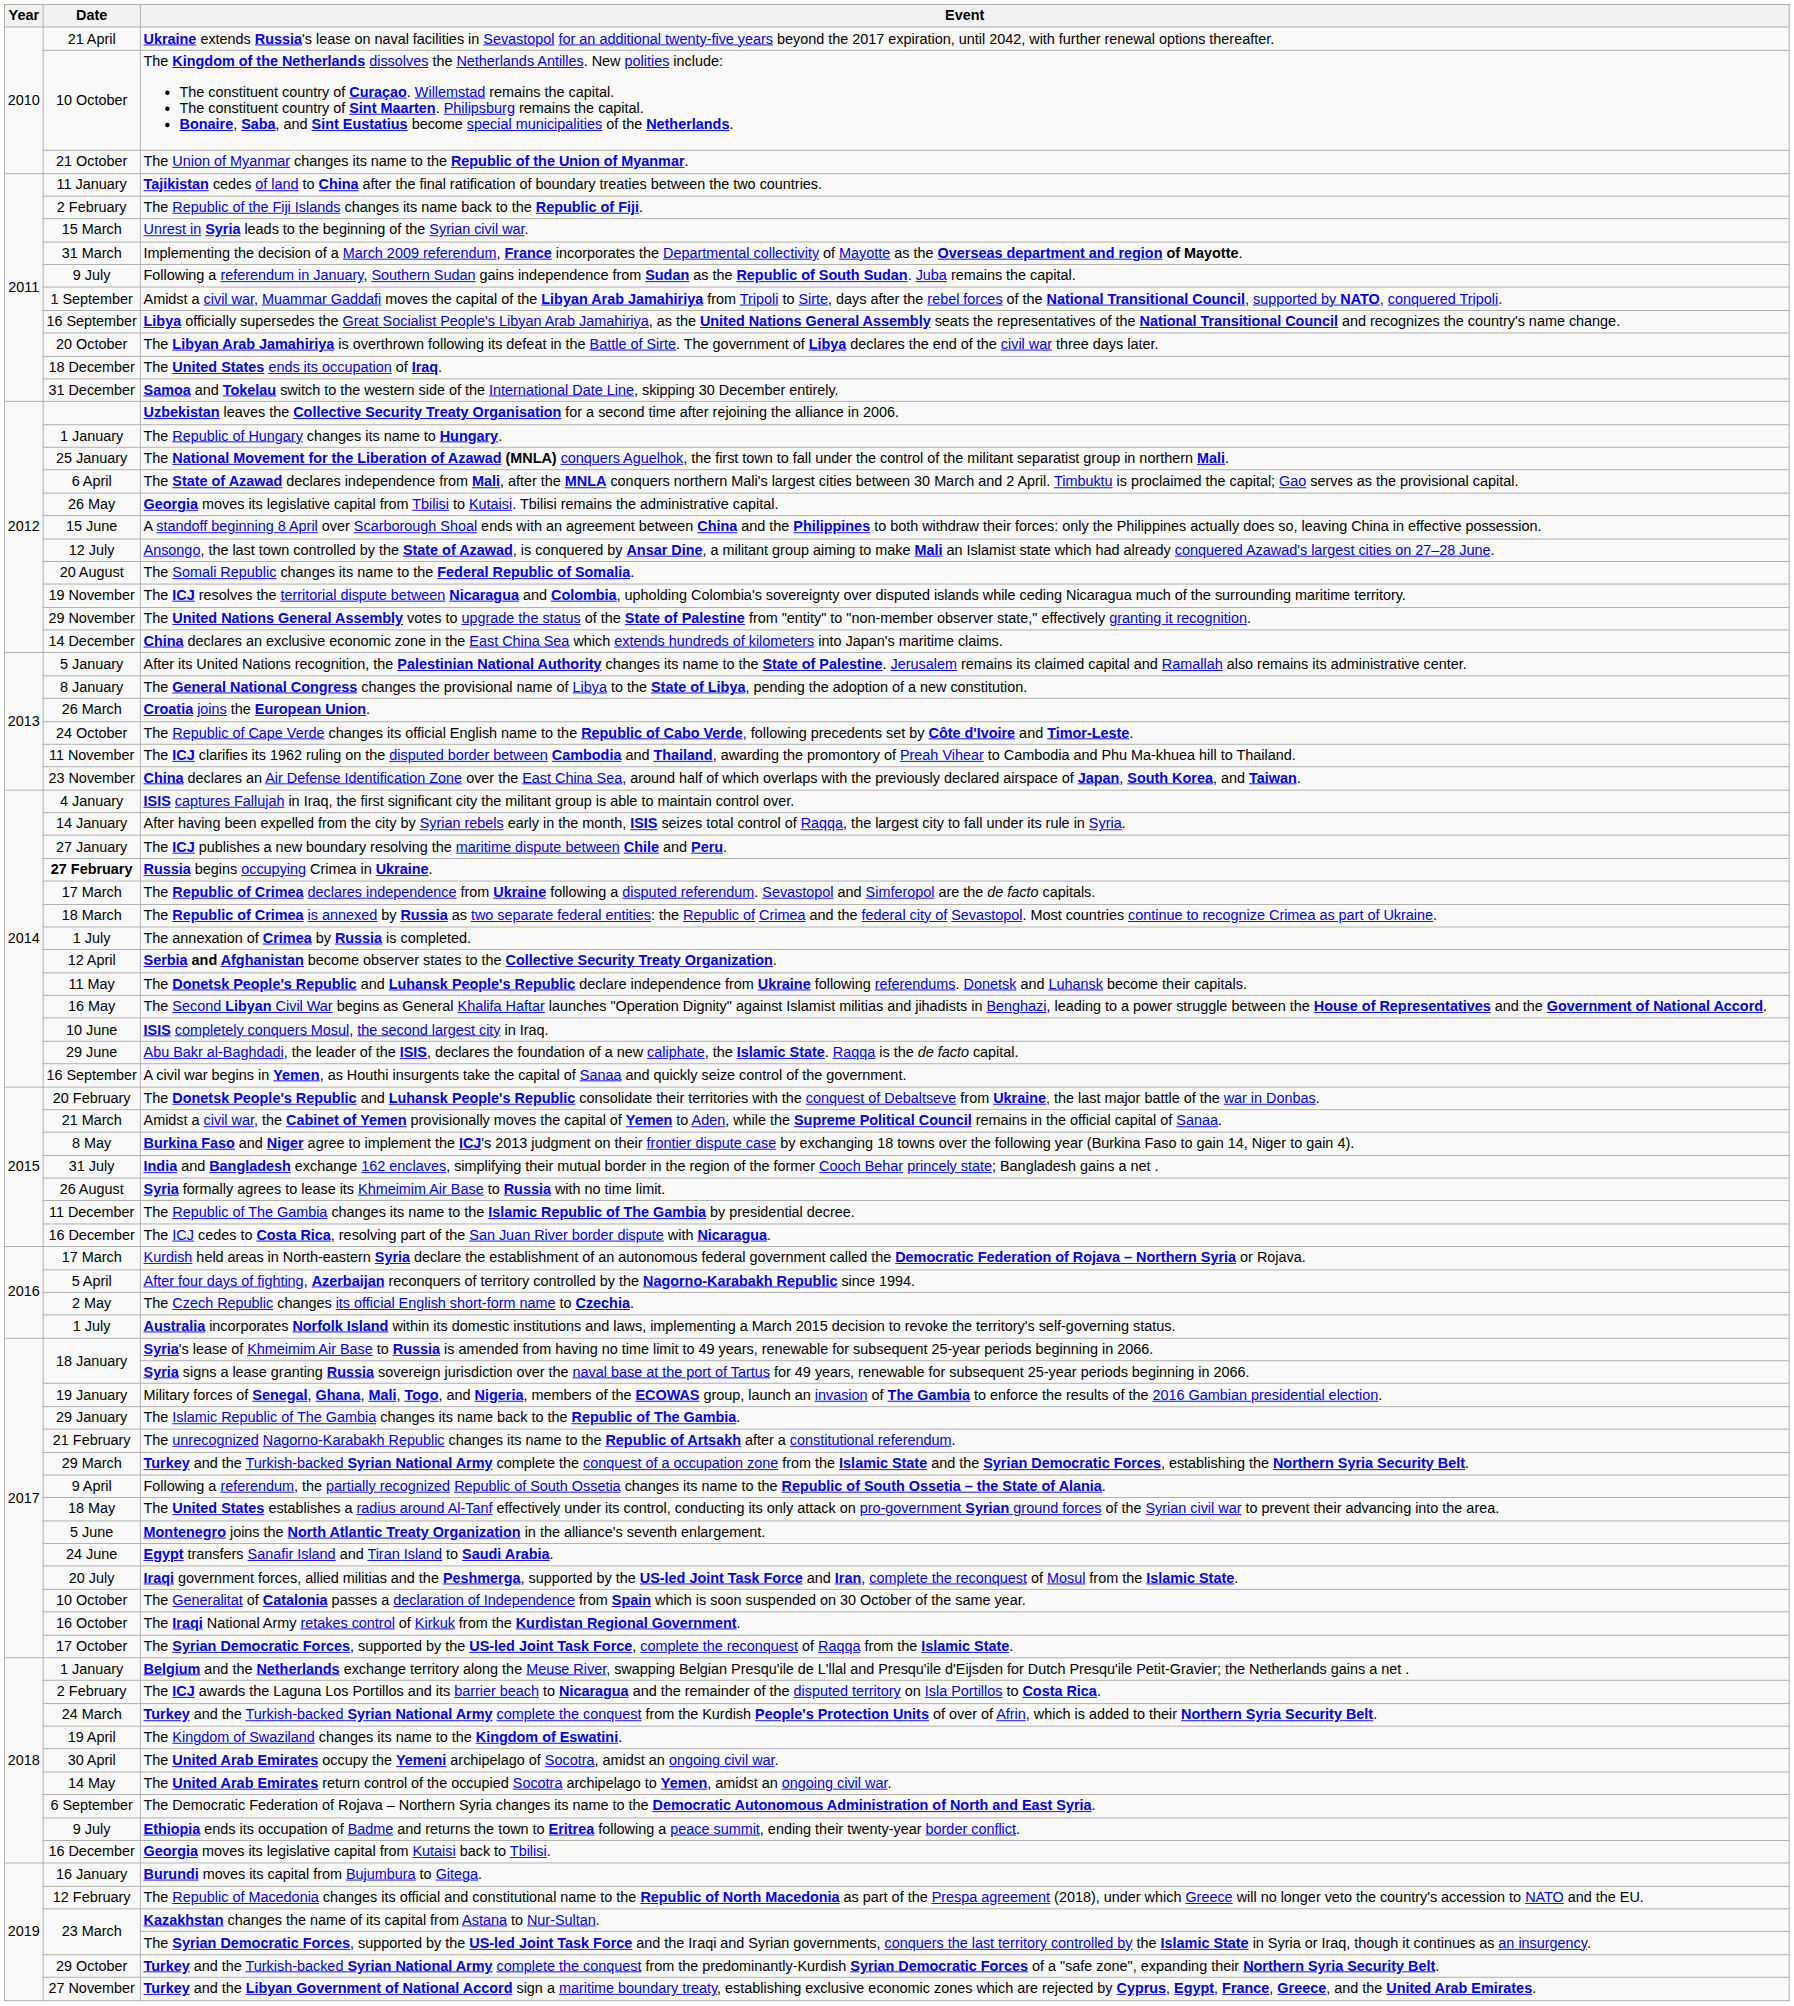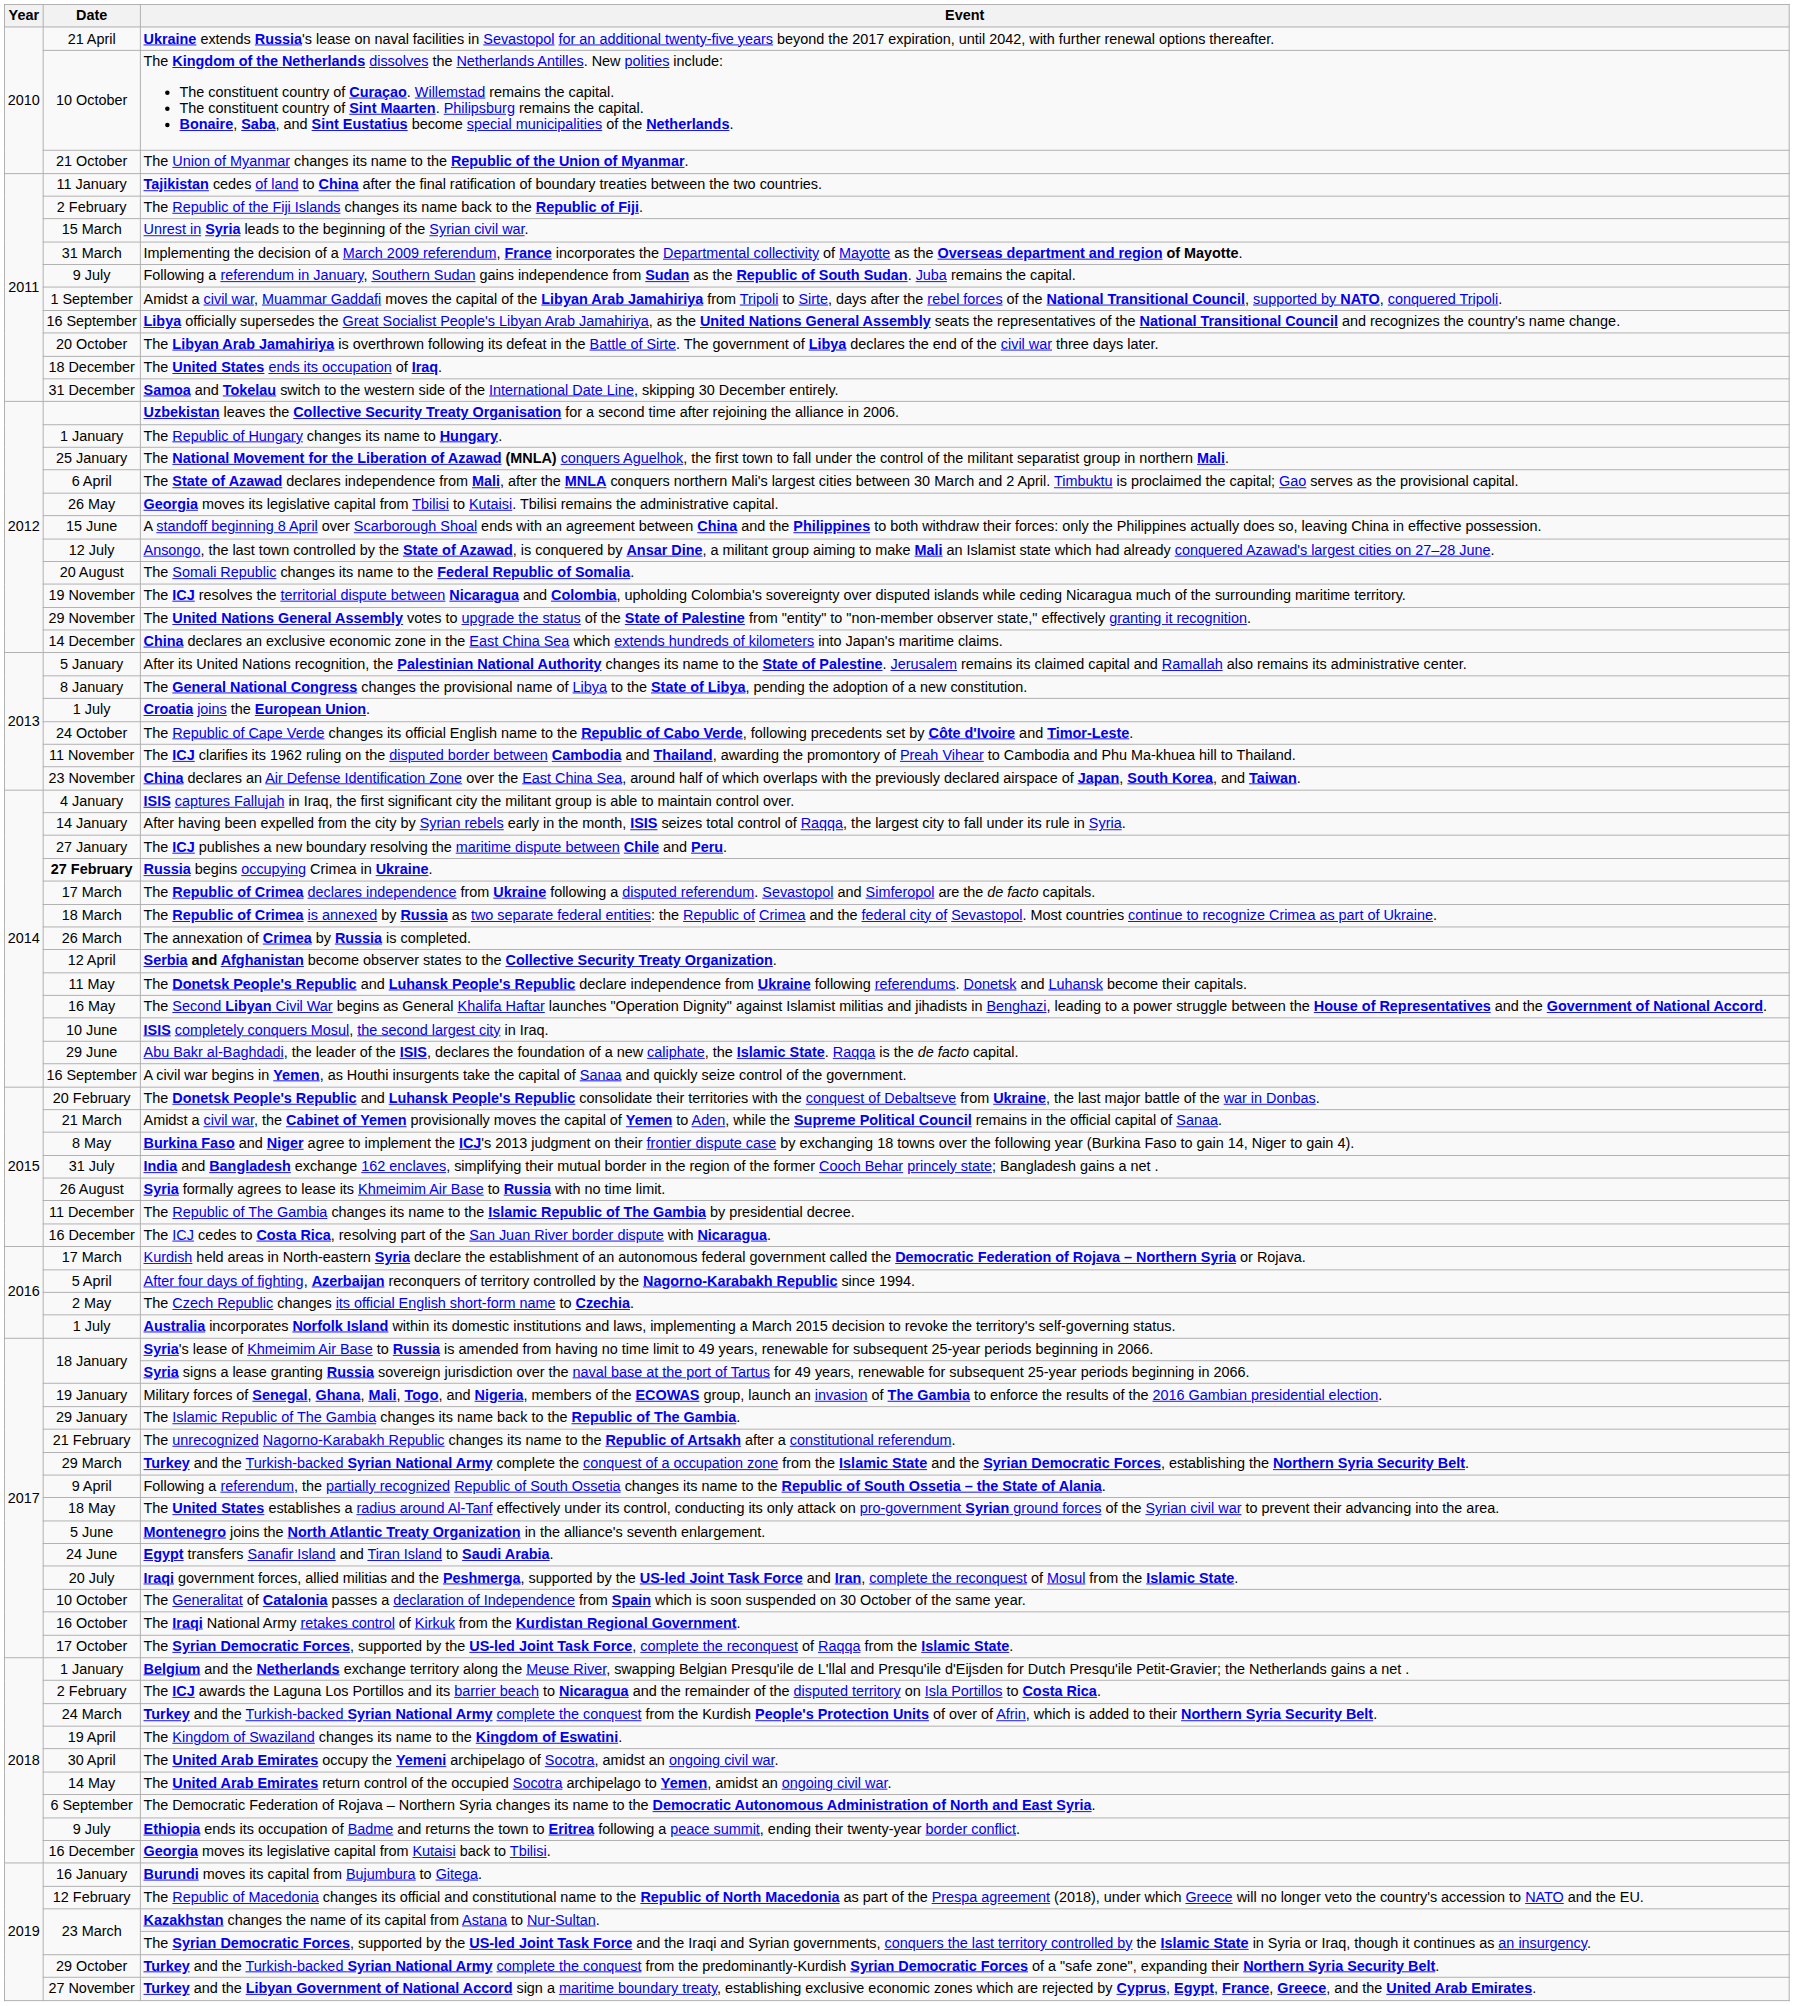(92, 709) 26 March -> (92, 709) 1 July
(92, 938) 1 July -> (92, 938) 26 March
